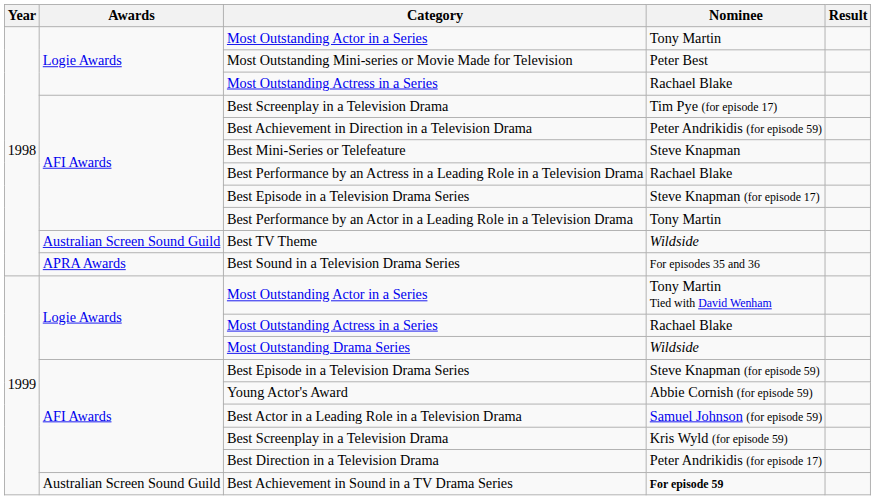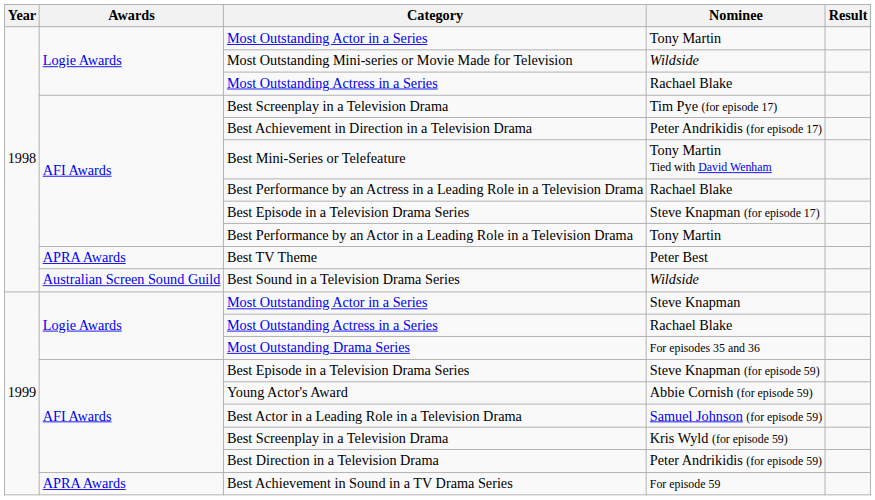(679, 60) Peter Best -> (674, 60) Wildside
(736, 128) Peter Andrikidis (for episode 59) -> (736, 128) Peter Andrikidis (for episode 17)
(695, 151) Steve Knapman -> (711, 159) Tony Martin Tied with David Wenham
(132, 241) Australian Screen Sound Guild -> (84, 257) APRA Awards
(674, 241) Wildside -> (679, 257) Peter Best
(84, 264) APRA Awards -> (132, 280) Australian Screen Sound Guild
(705, 265) For episodes 35 and 36 -> (674, 280) Wildside
(711, 294) Tony Martin Tied with David Wenham -> (695, 302) Steve Knapman
(674, 347) Wildside -> (705, 348) For episodes 35 and 36
(736, 460) Peter Andrikidis (for episode 17) -> (736, 460) Peter Andrikidis (for episode 59)
(132, 483) Australian Screen Sound Guild -> (84, 483) APRA Awards
(687, 483) bold -> (685, 484) normal
